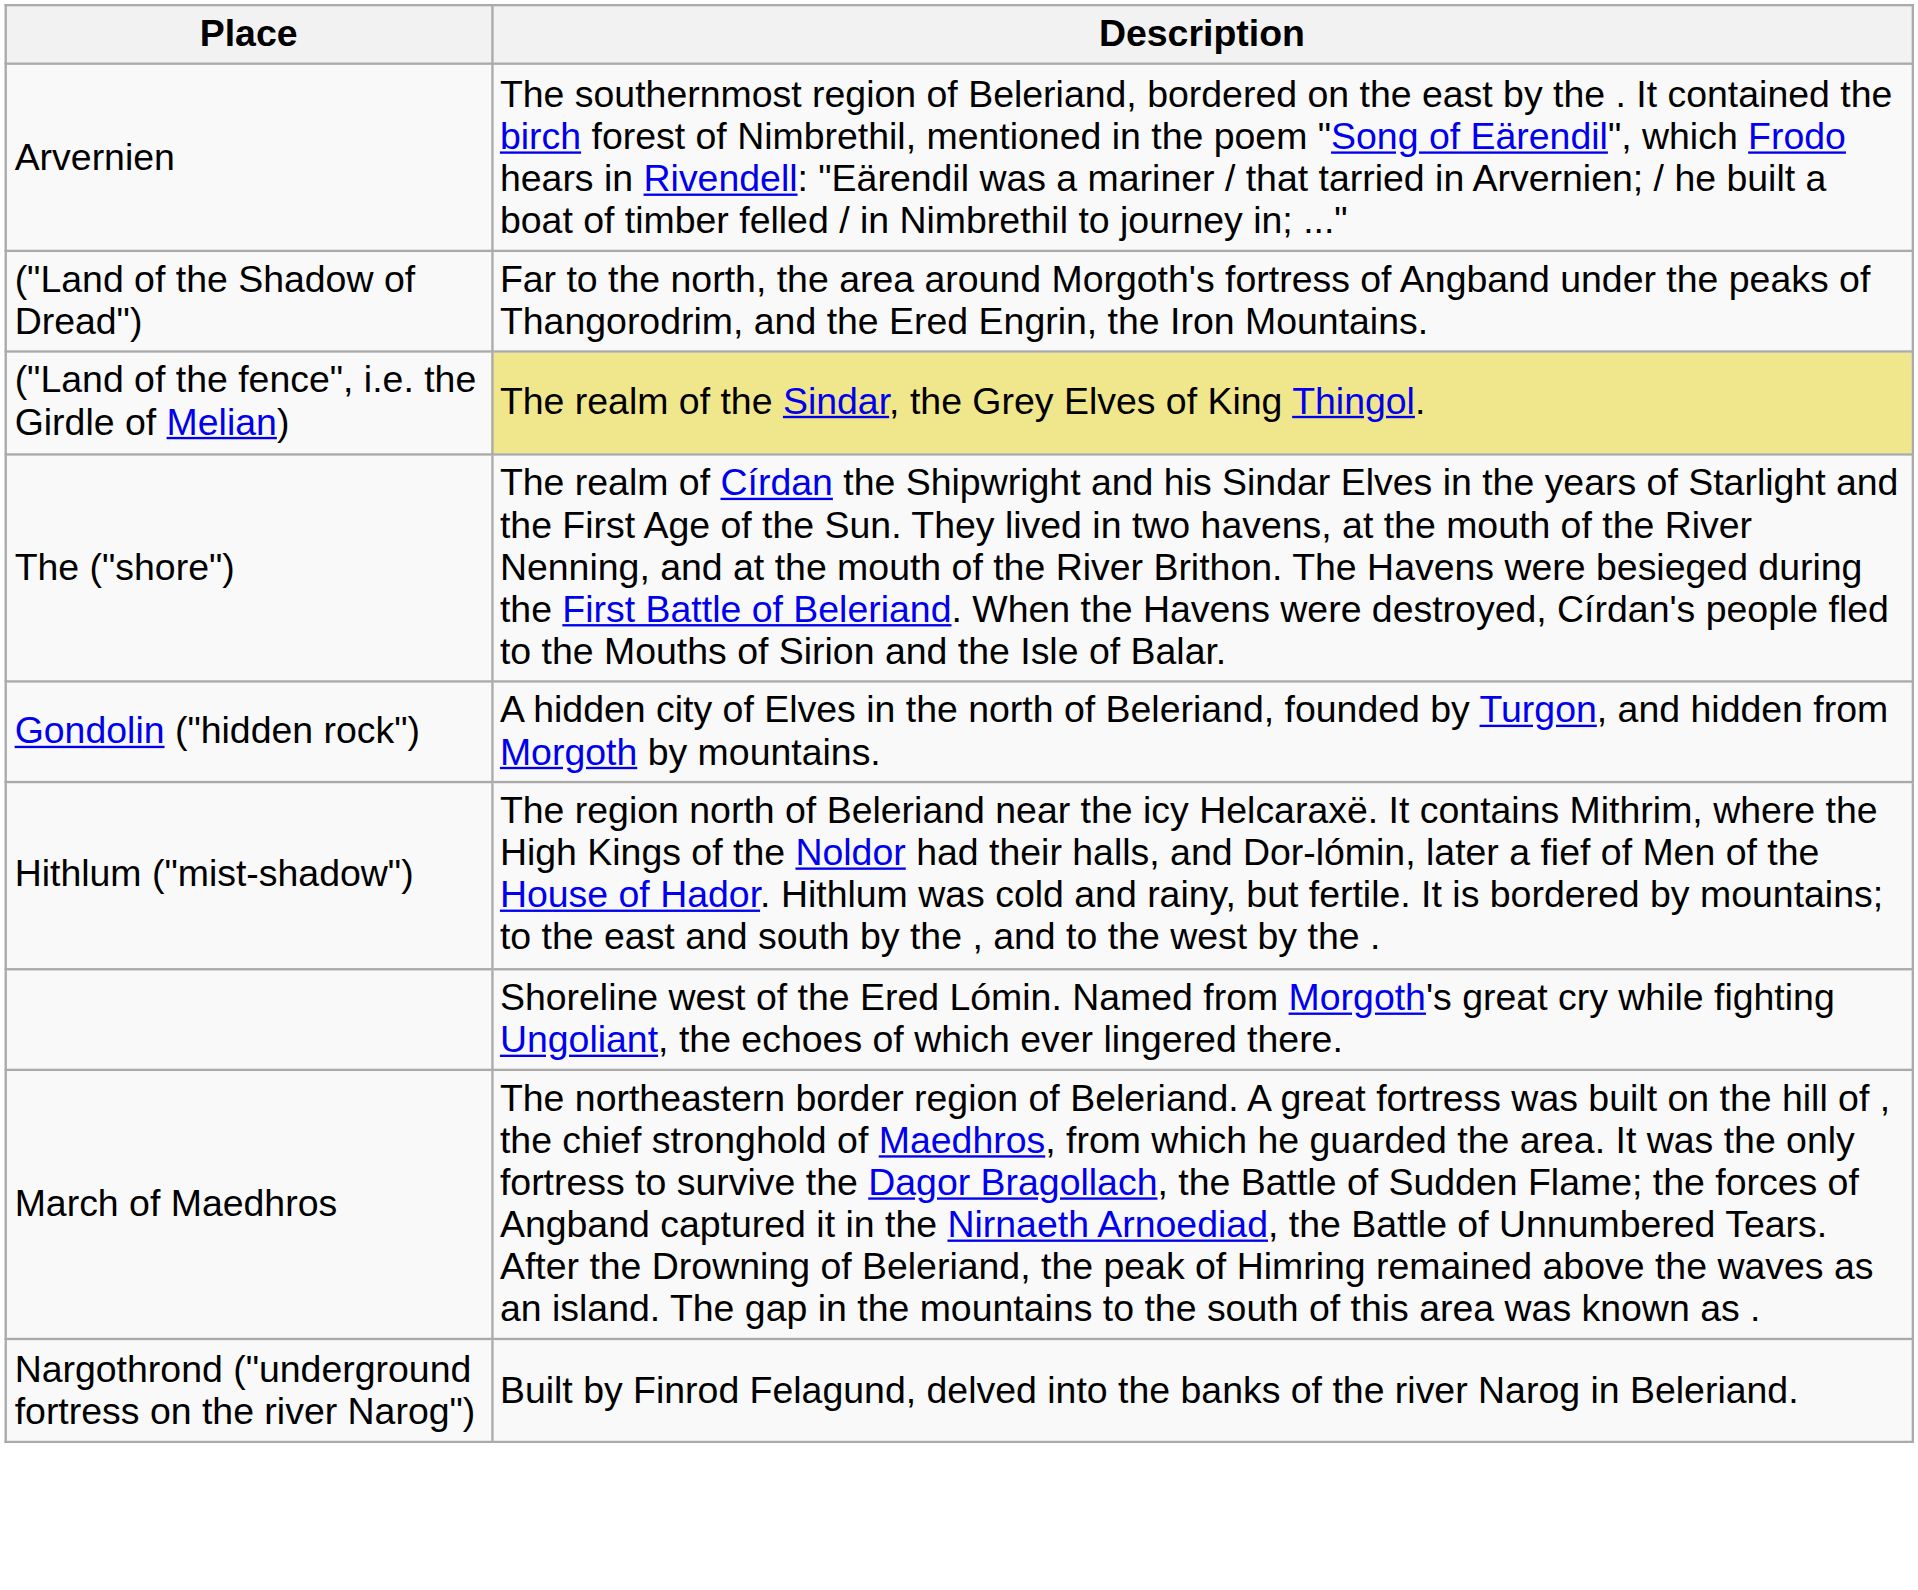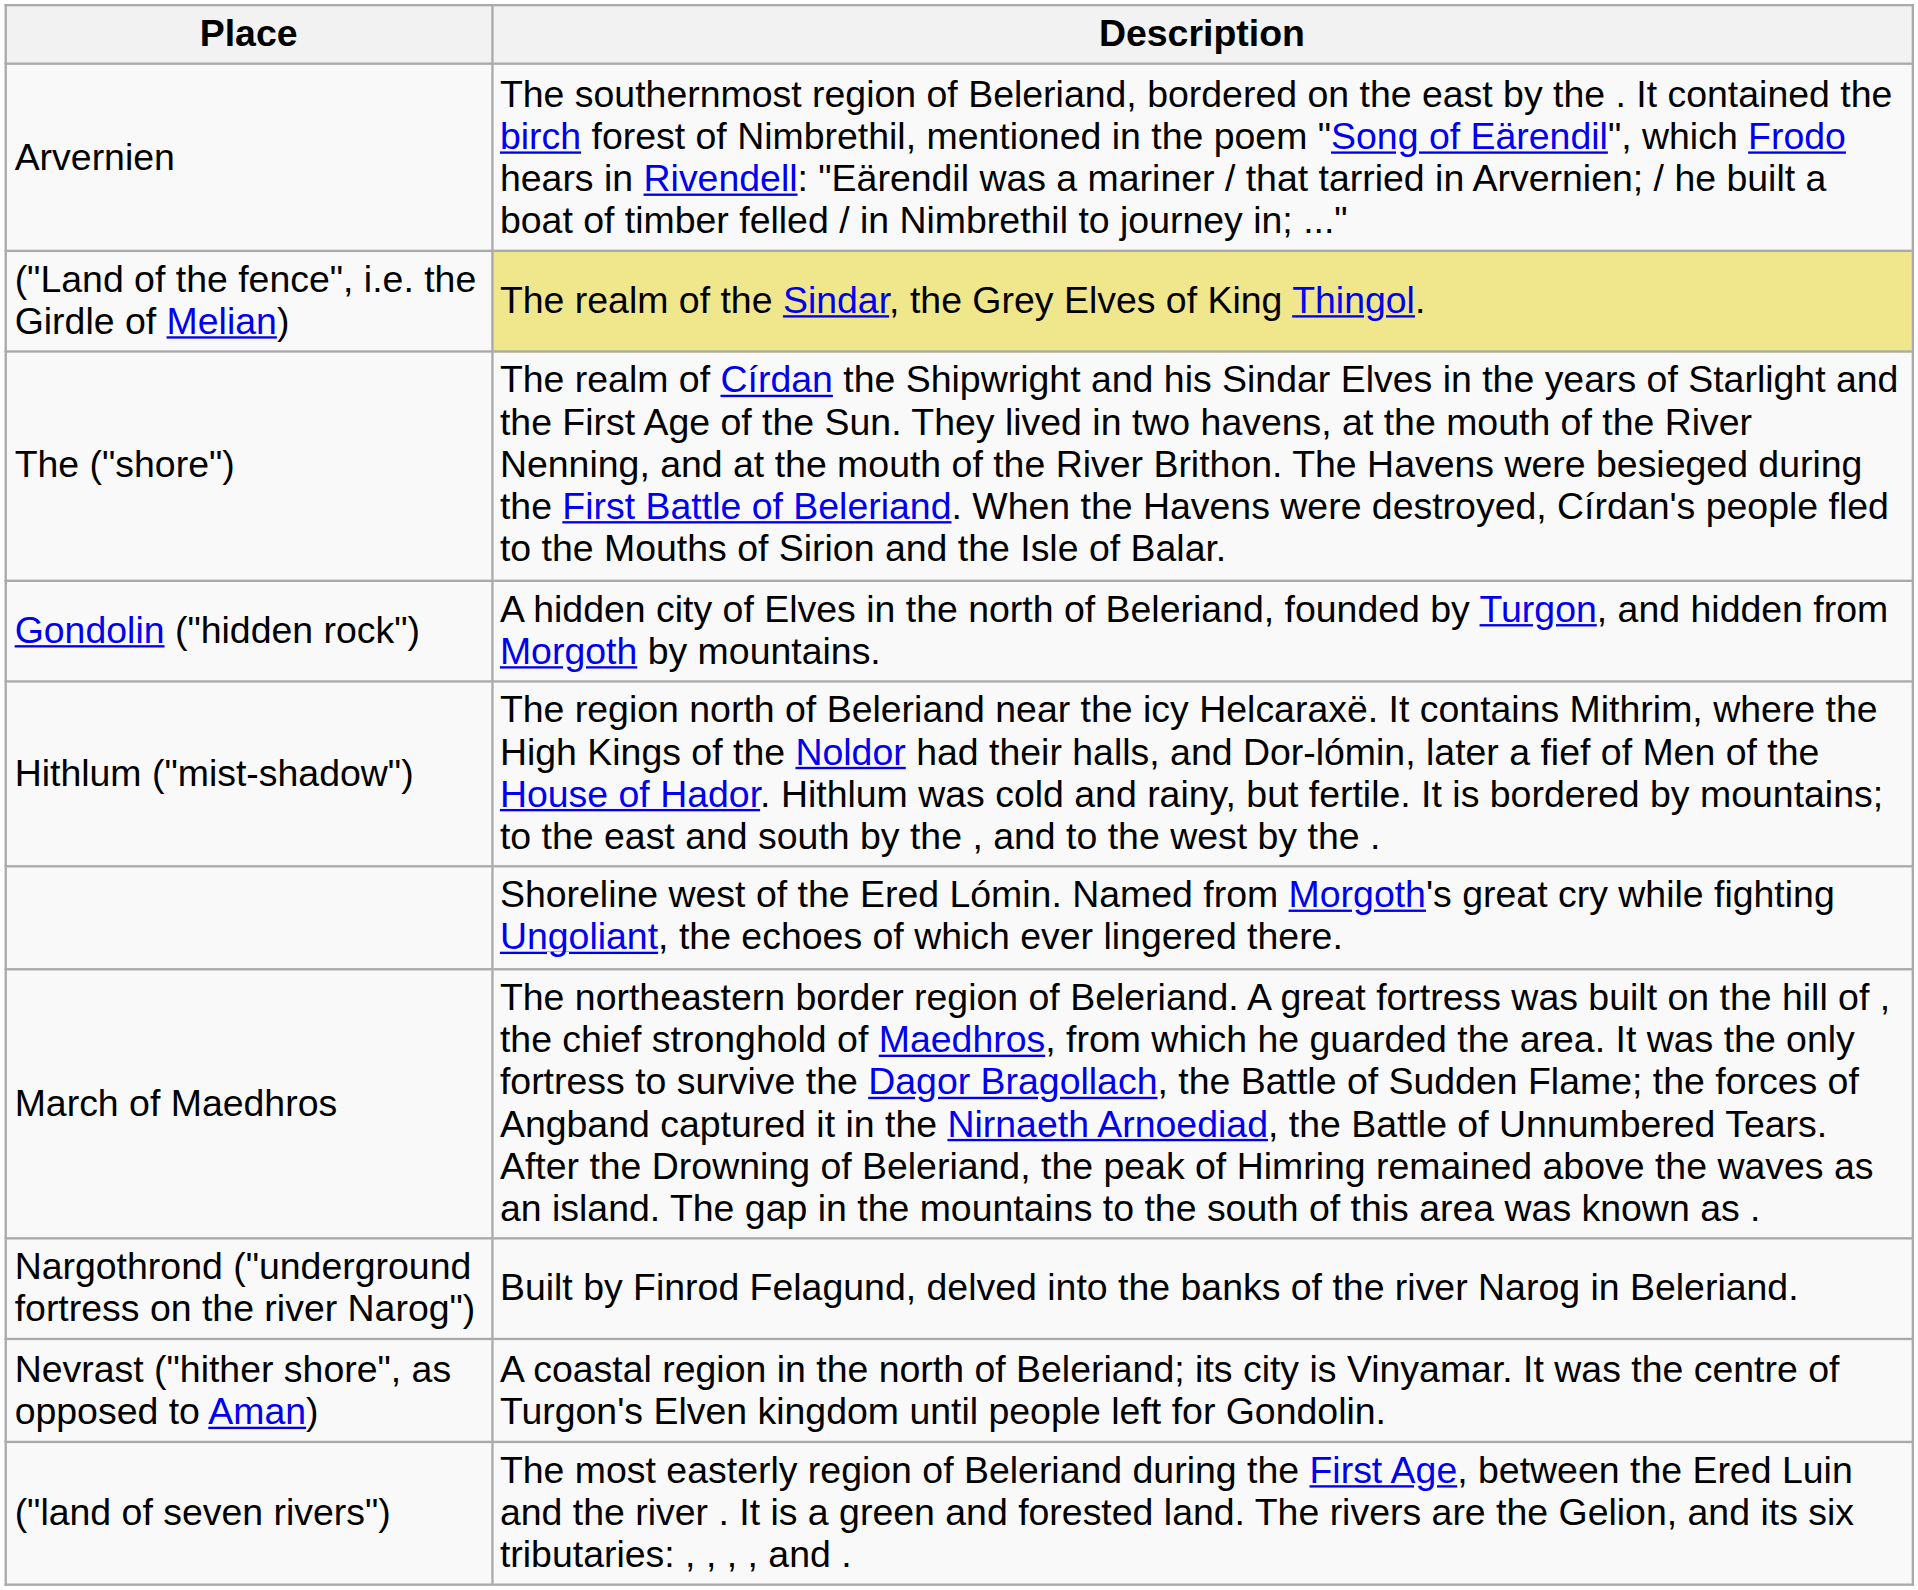- row: (215, 300)
+ row: (233, 1389)
+ row: (203, 1512)
